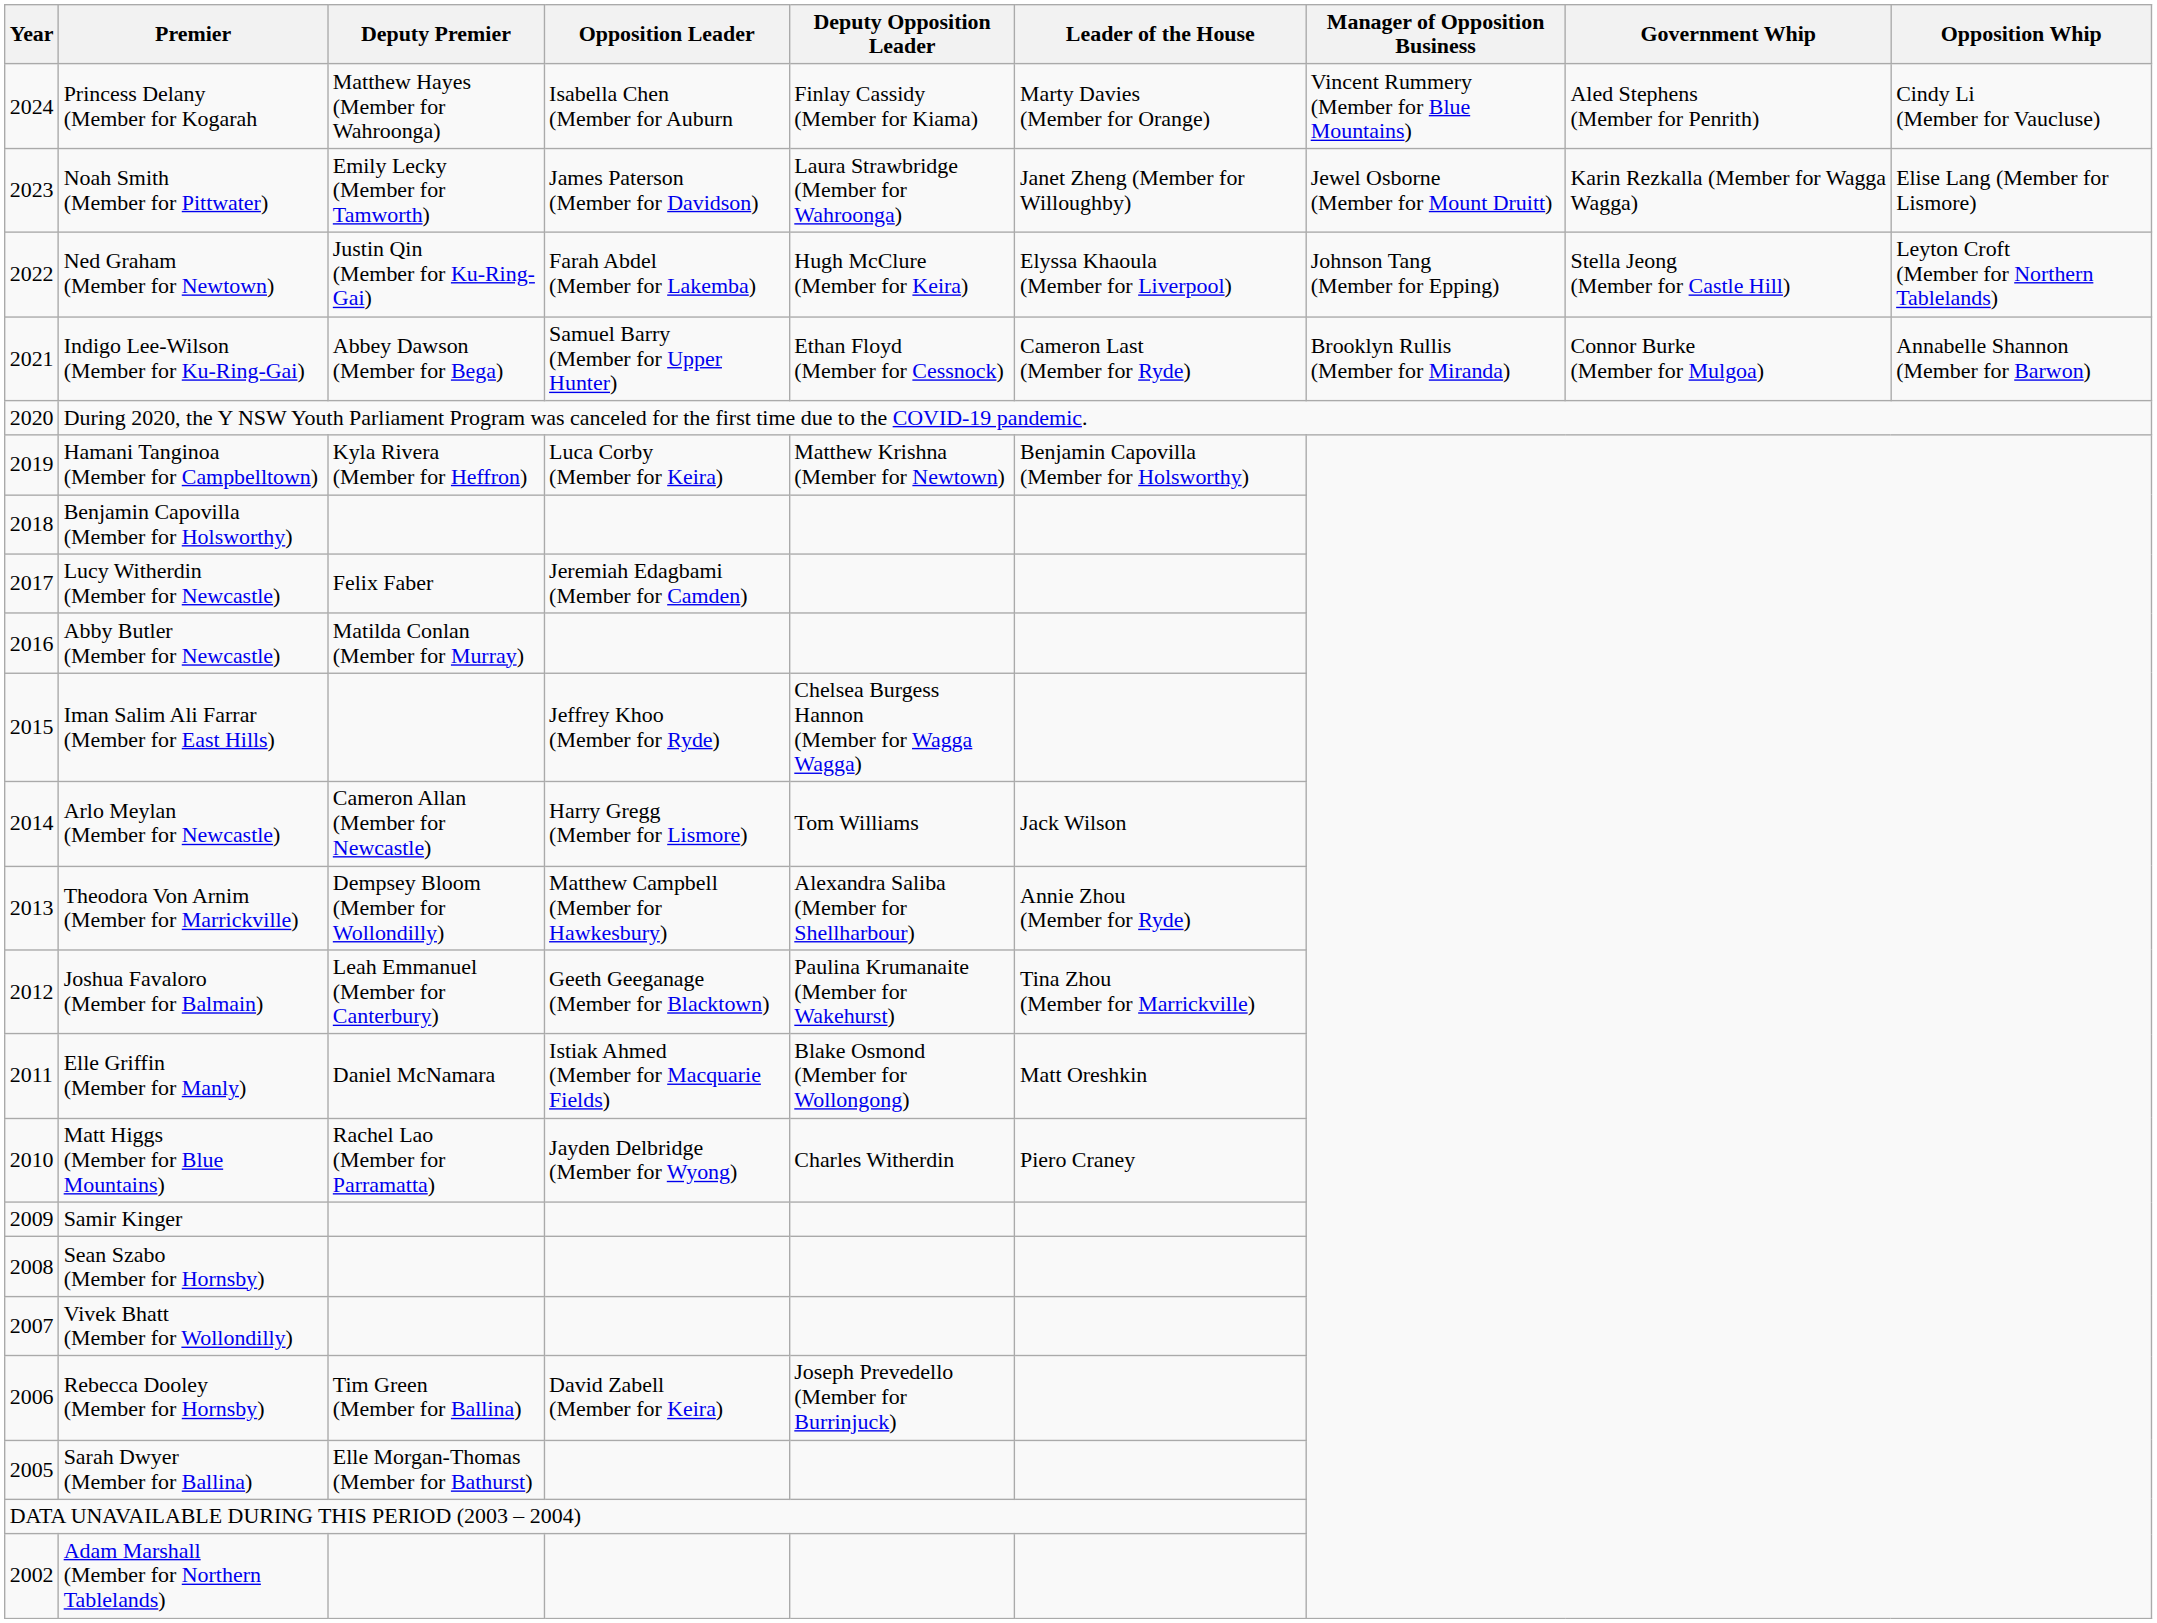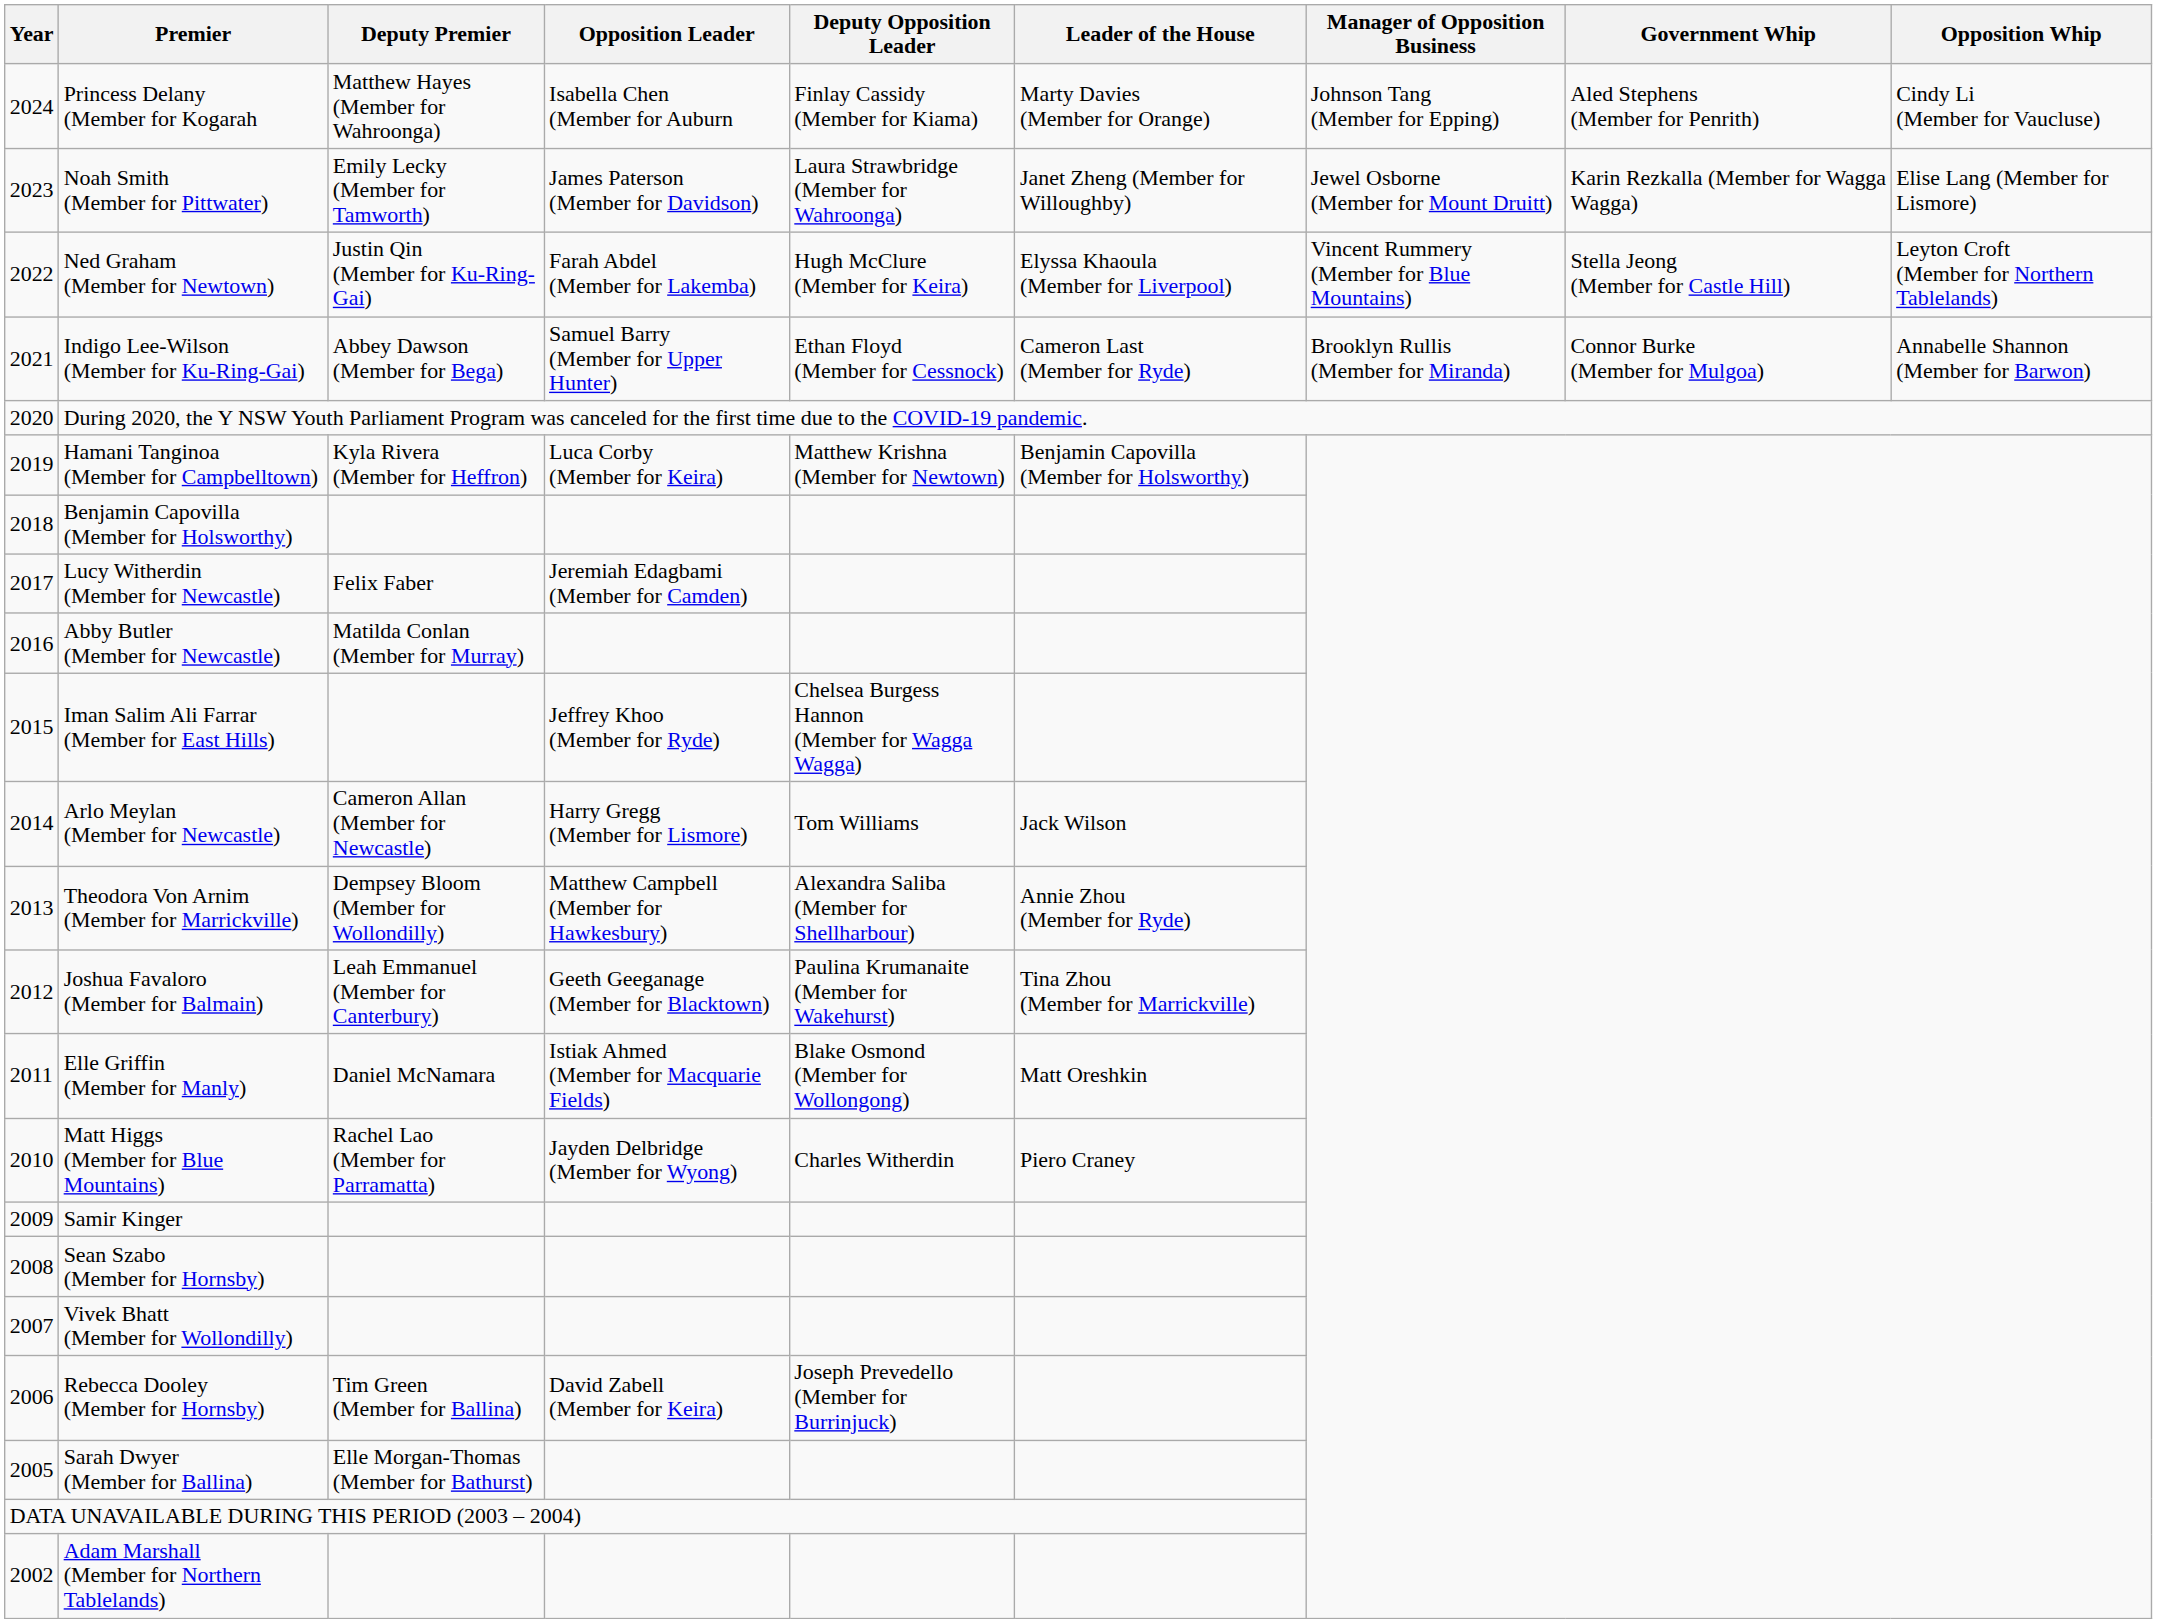(1391, 105) Vincent Rummery (Member for Blue Mountains) -> (1405, 105) Johnson Tang (Member for Epping)
(1405, 274) Johnson Tang (Member for Epping) -> (1391, 274) Vincent Rummery (Member for Blue Mountains)
